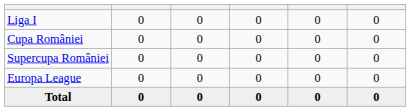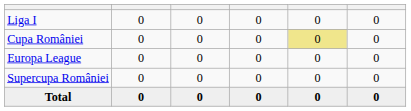(317, 39) no background -> (317, 39) khaki background
rows swapped: (58, 58) <-> (44, 77)
